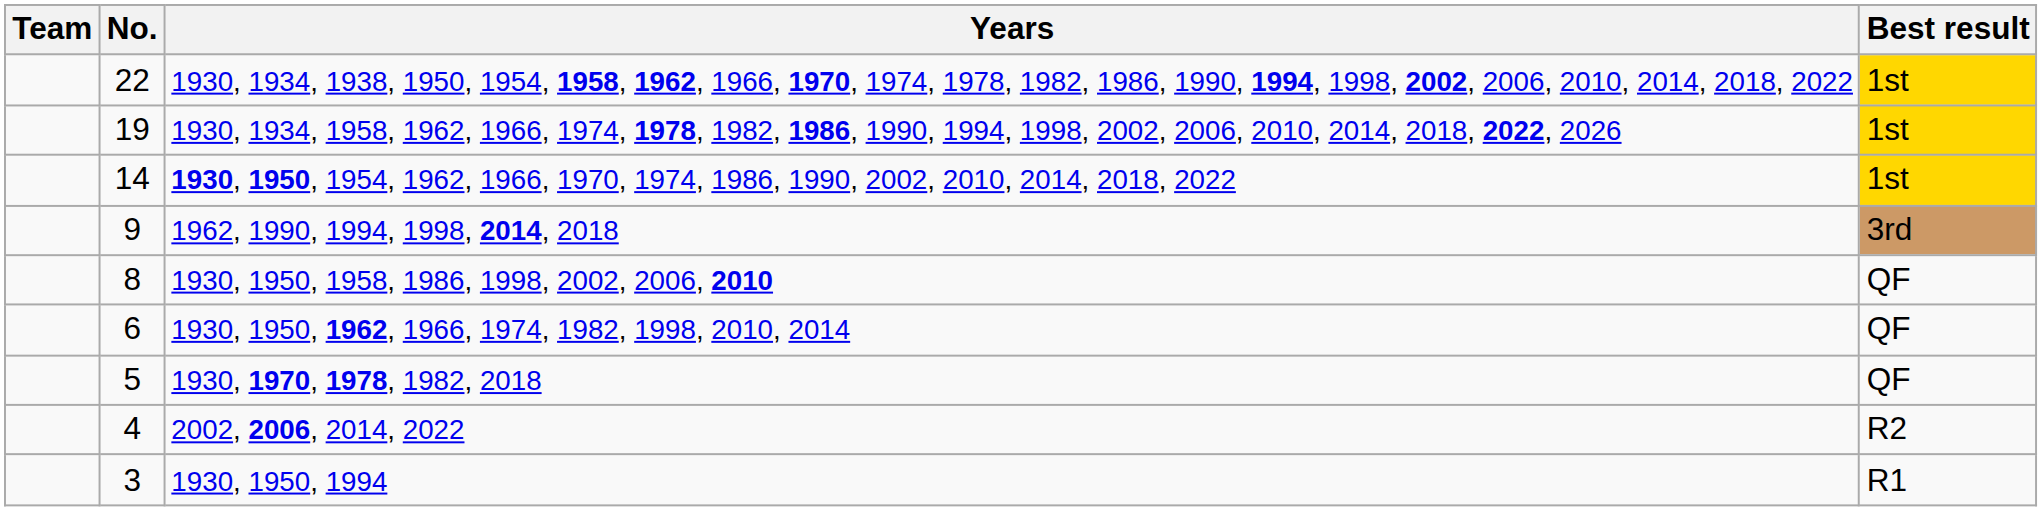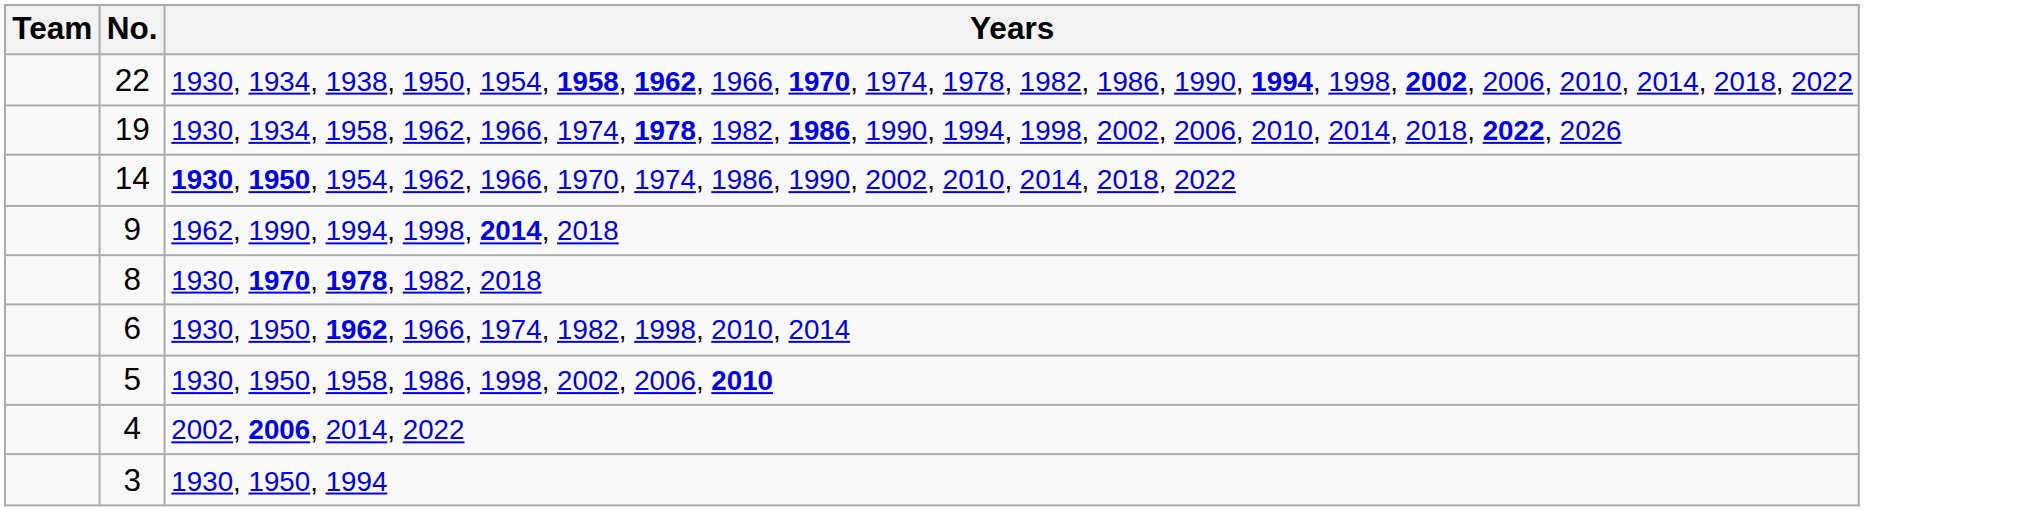- column: (1948, 29)
(472, 280) 1930, 1950, 1958, 1986, 1998, 2002, 2006, 2010 -> (356, 280) 1930, 1970, 1978, 1982, 2018
(356, 380) 1930, 1970, 1978, 1982, 2018 -> (472, 380) 1930, 1950, 1958, 1986, 1998, 2002, 2006, 2010
